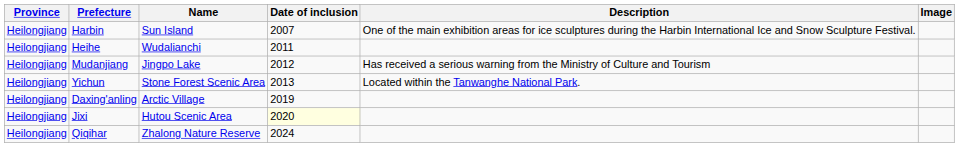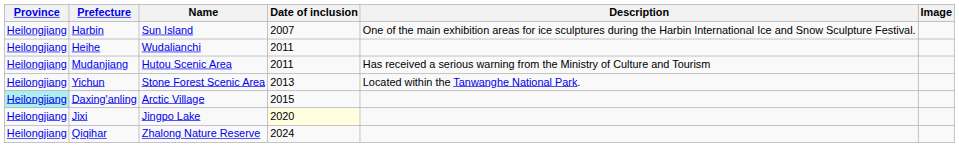(171, 64) Jingpo Lake -> (187, 64) Hutou Scenic Area
(282, 64) 2012 -> (282, 64) 2011
(37, 99) no background -> (37, 99) paleturquoise background
(282, 99) 2019 -> (282, 99) 2015
(187, 116) Hutou Scenic Area -> (171, 116) Jingpo Lake
